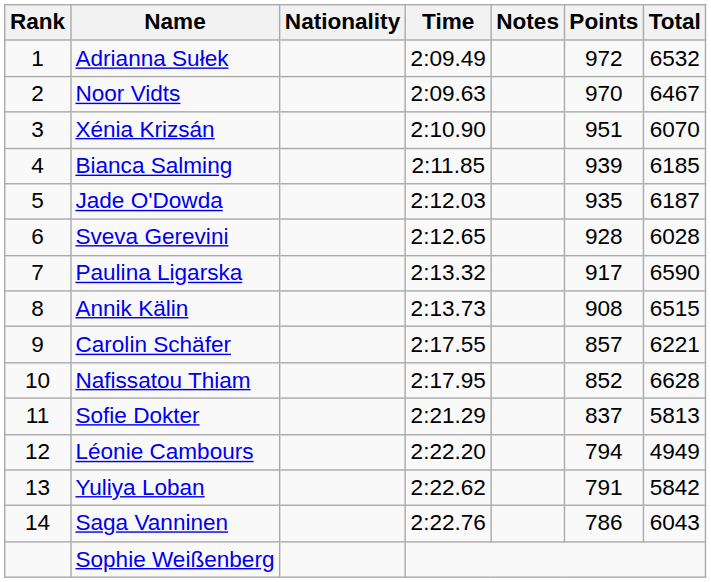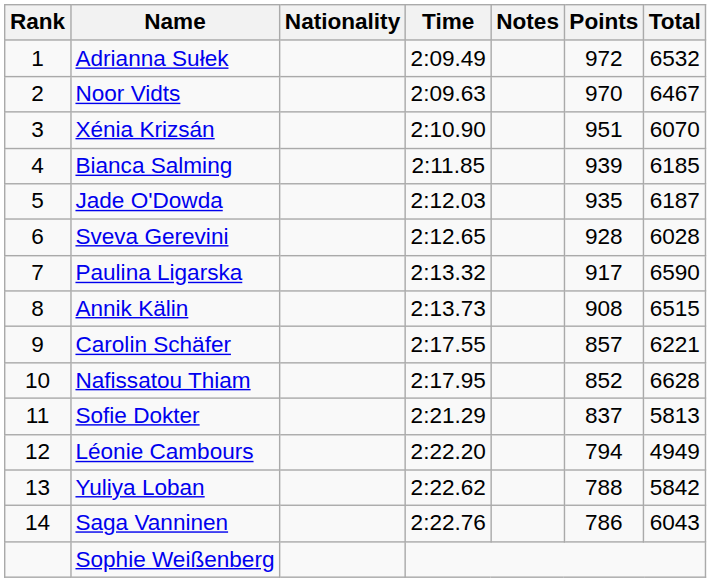(604, 487) 791 -> (604, 487) 788
